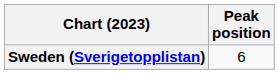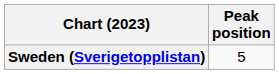(241, 57) 6 -> (241, 57) 5
